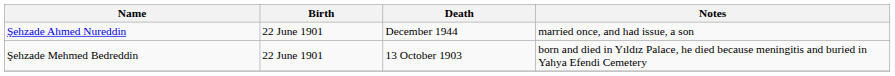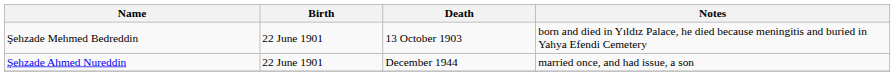rows swapped: (67, 31) <-> (73, 55)
